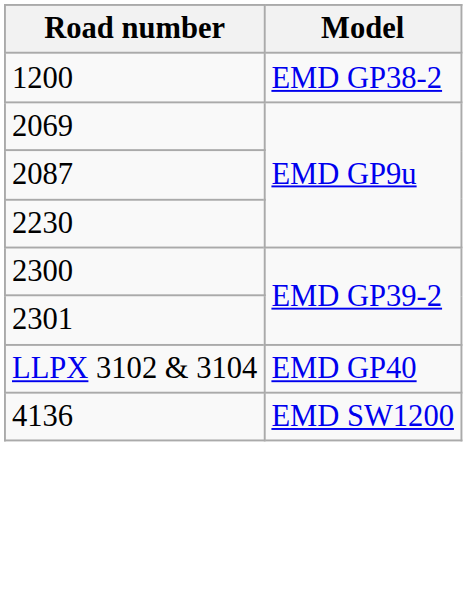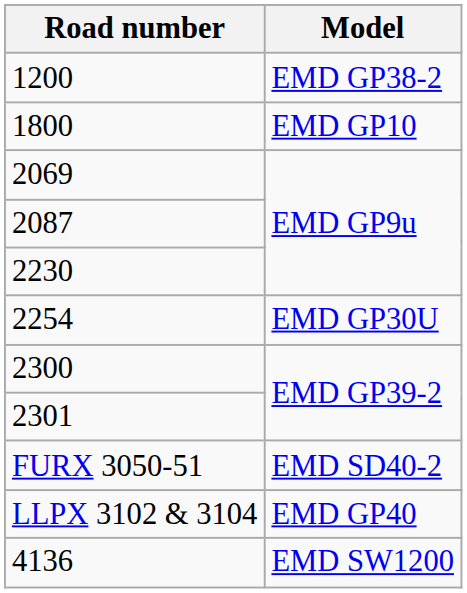+ row: (43, 125)
+ row: (43, 319)
+ row: (108, 464)
